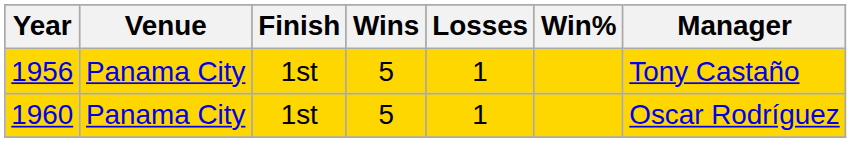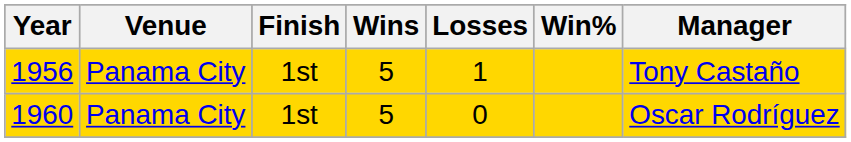(480, 114) 1 -> (480, 114) 0
